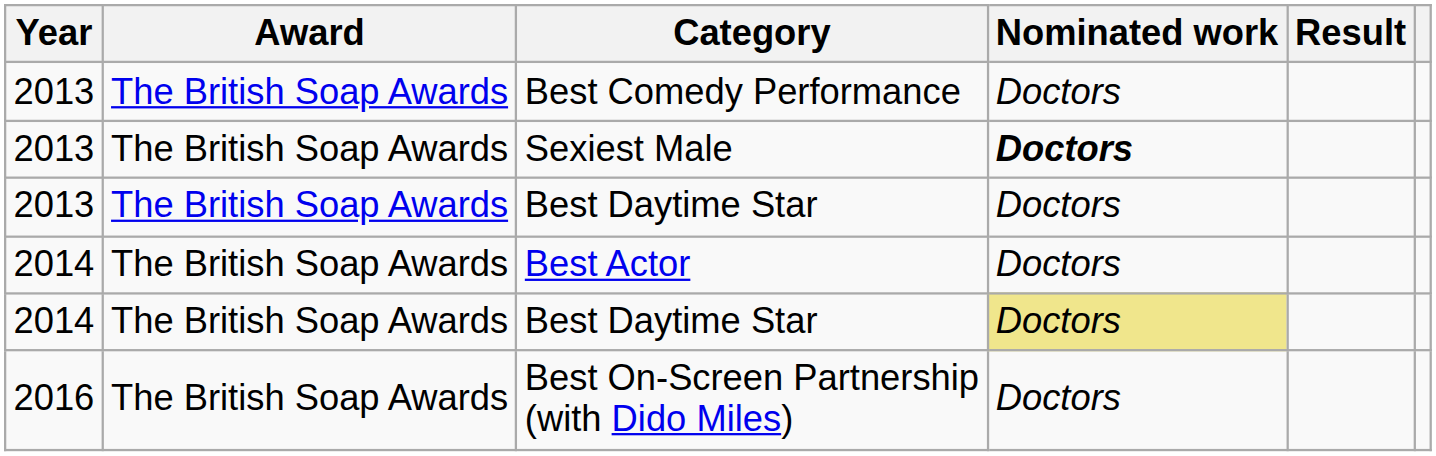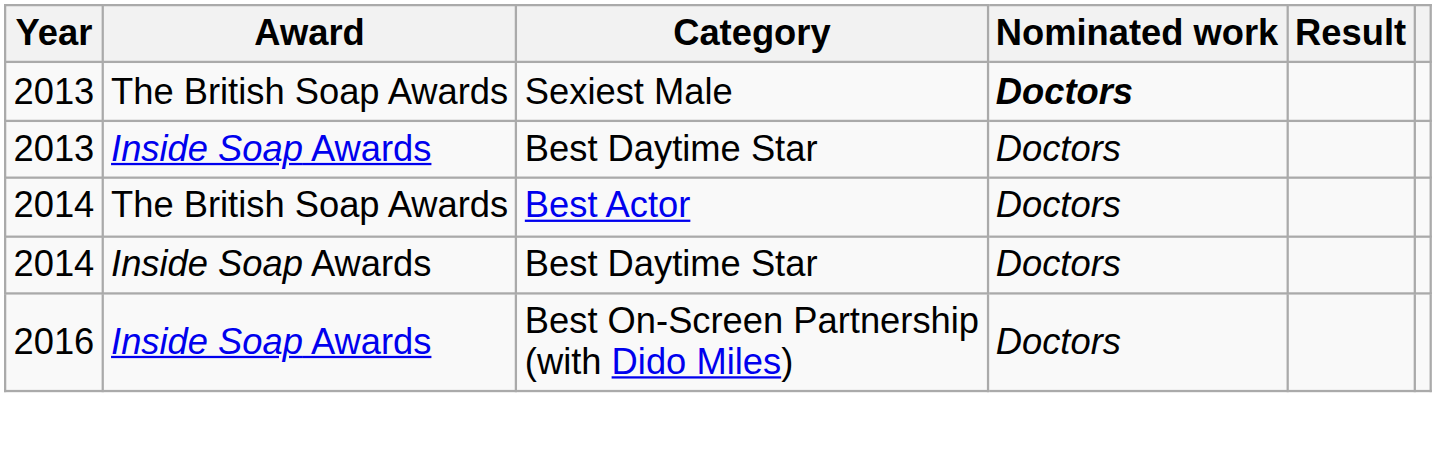- row: (54, 90)
(310, 206) The British Soap Awards -> (271, 148) Inside Soap Awards
(310, 321) The British Soap Awards -> (271, 263) Inside Soap Awards
(1058, 321) khaki background -> (1058, 263) no background
(310, 399) The British Soap Awards -> (271, 341) Inside Soap Awards
